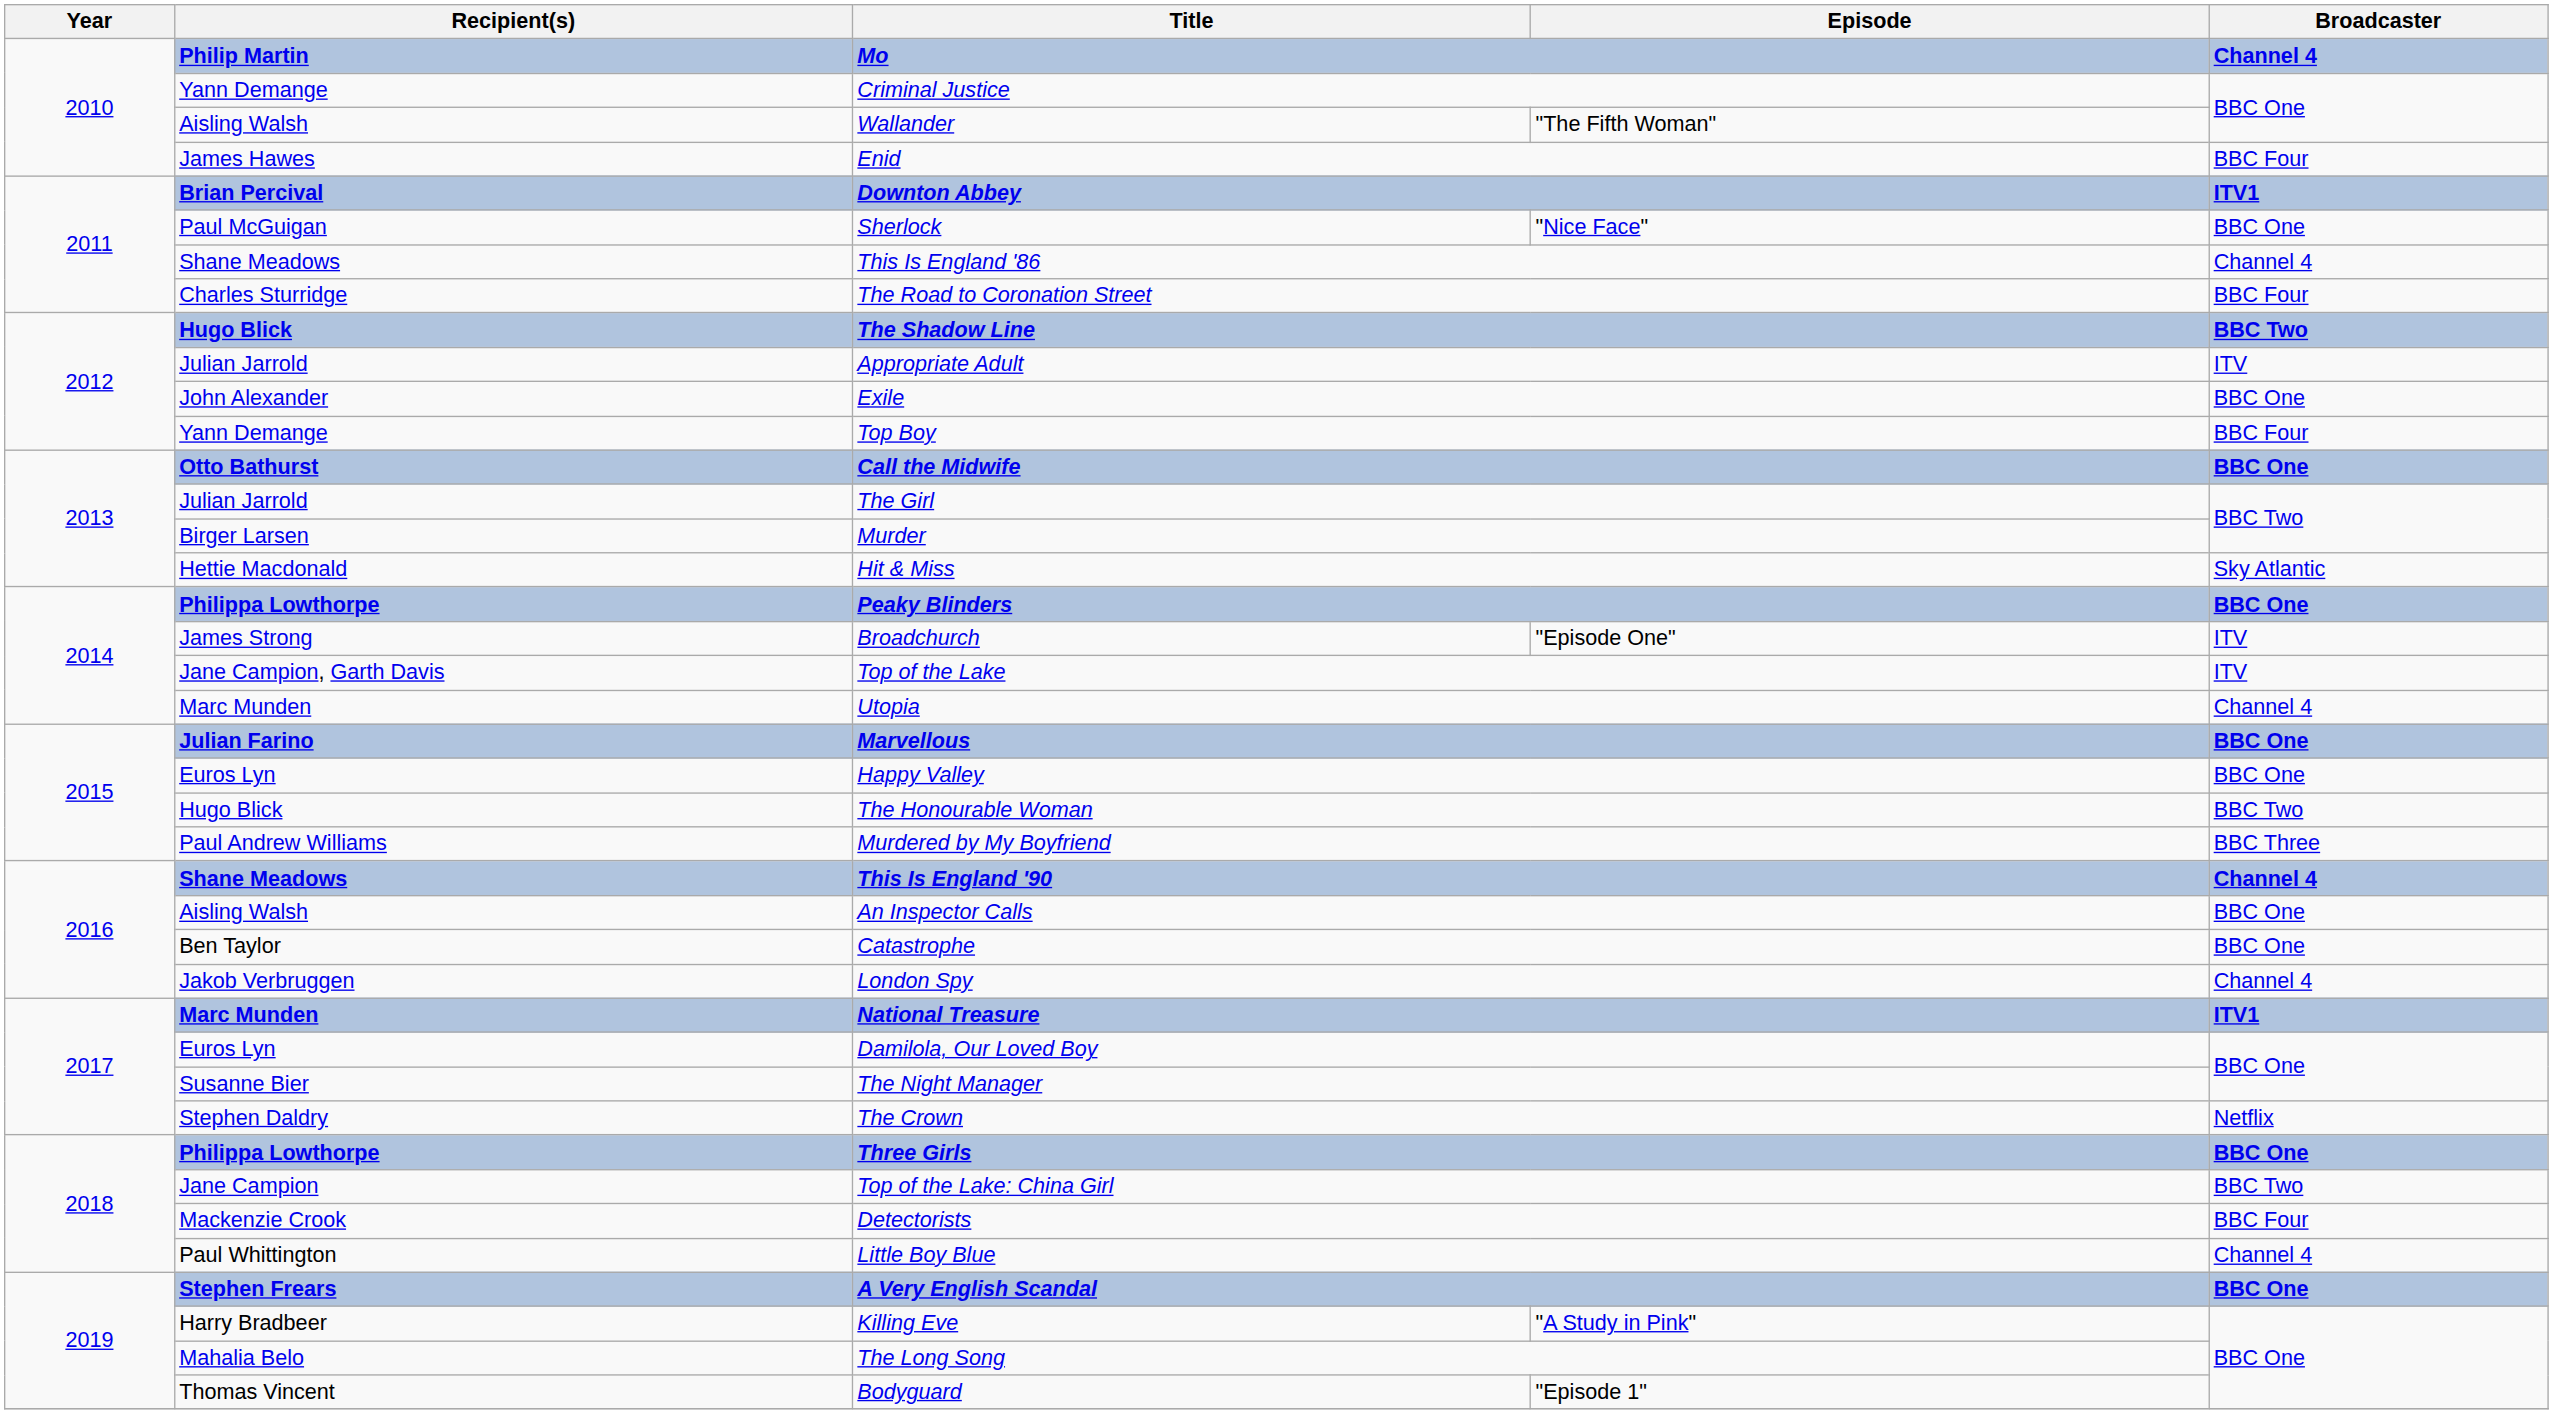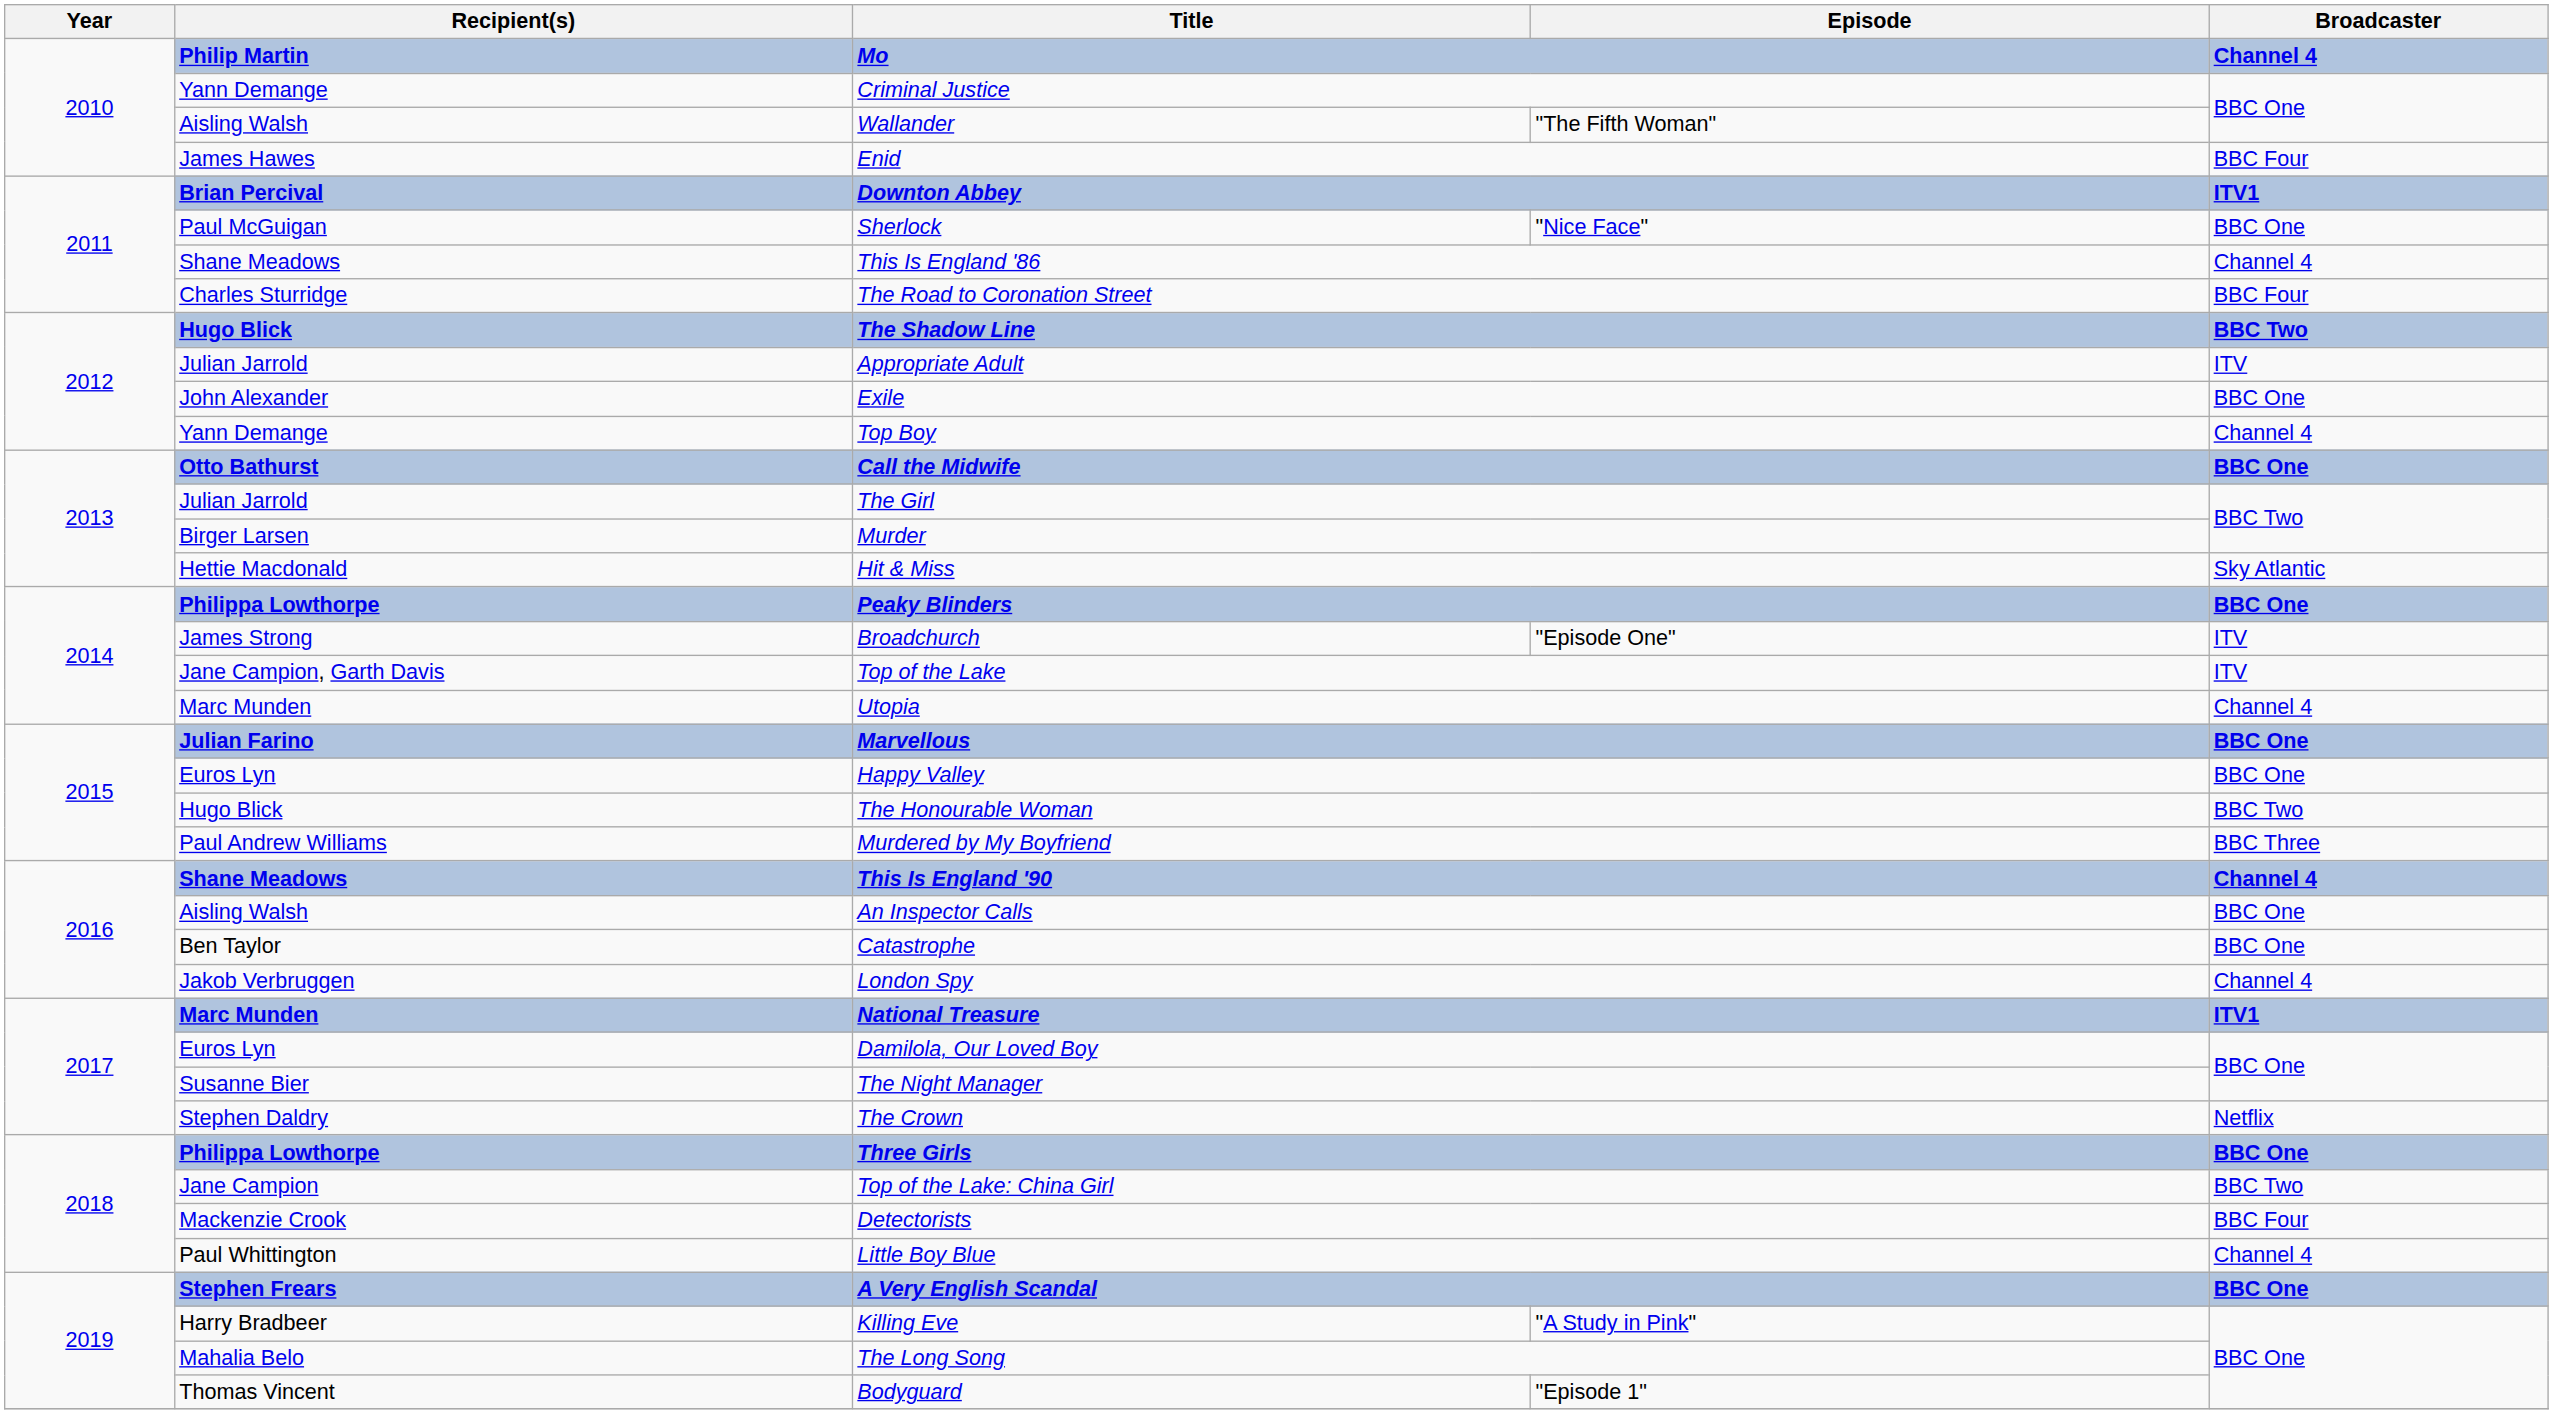(2261, 432) BBC Four -> (2263, 432) Channel 4
